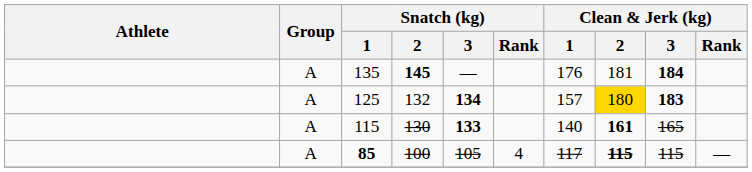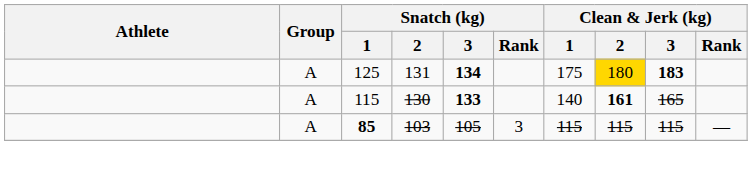- row: (367, 72)
(417, 99) 132 -> (417, 72) 131
(569, 99) 157 -> (569, 72) 175
(417, 153) 100 -> (417, 126) 103
(519, 153) 4 -> (519, 126) 3
(569, 153) 117 -> (569, 126) 115
(620, 153) bold -> (620, 126) normal
